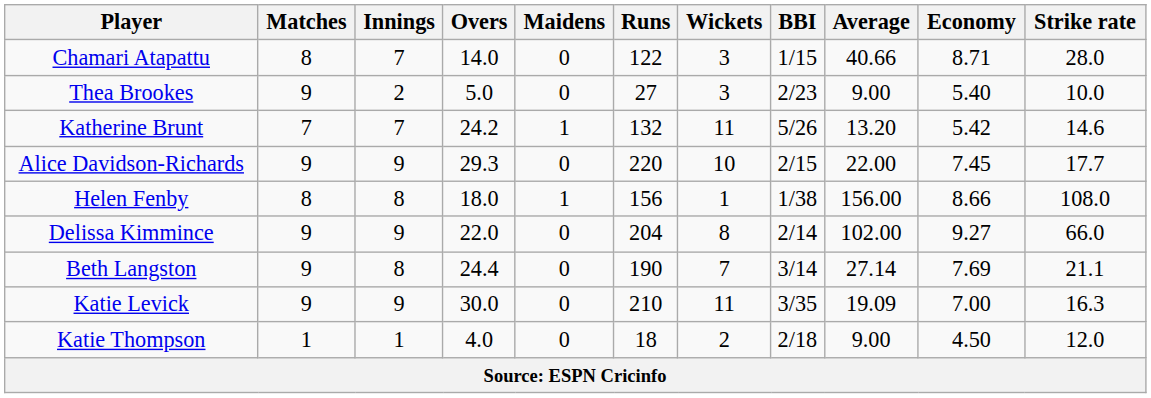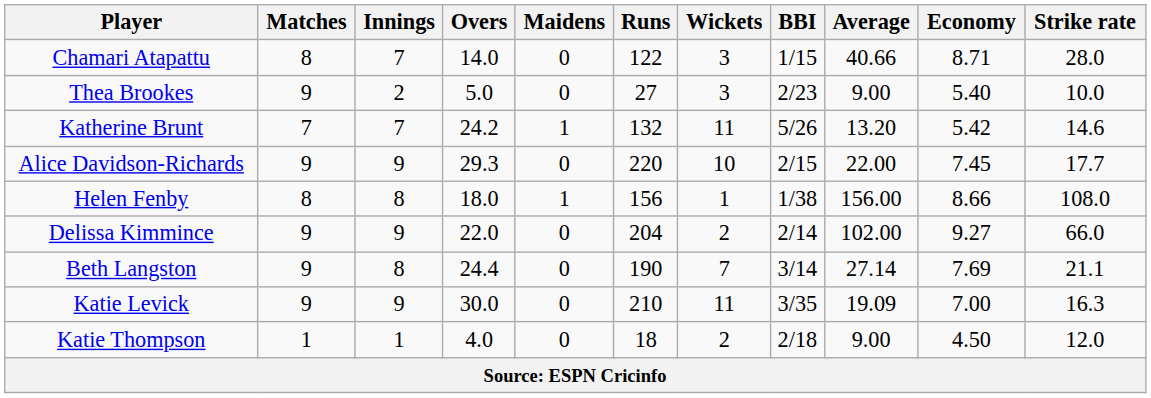(724, 233) 8 -> (724, 233) 2
